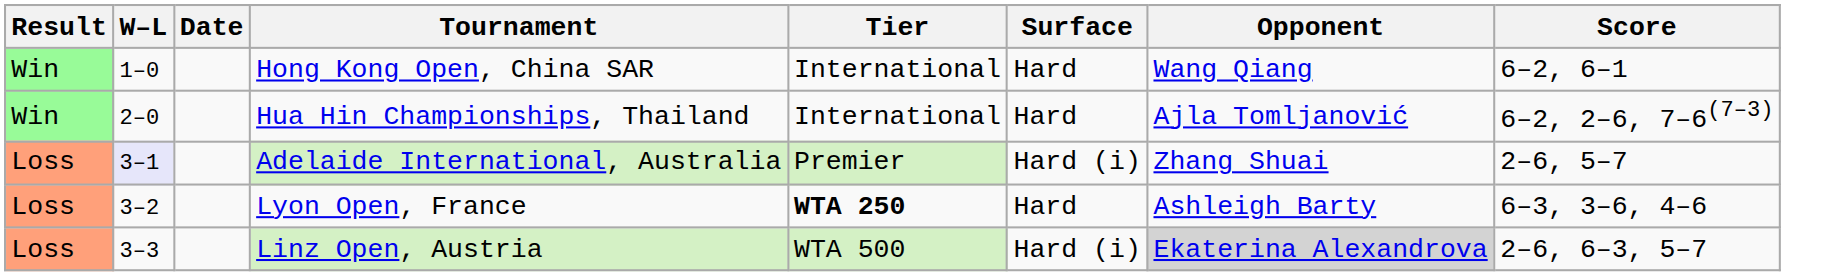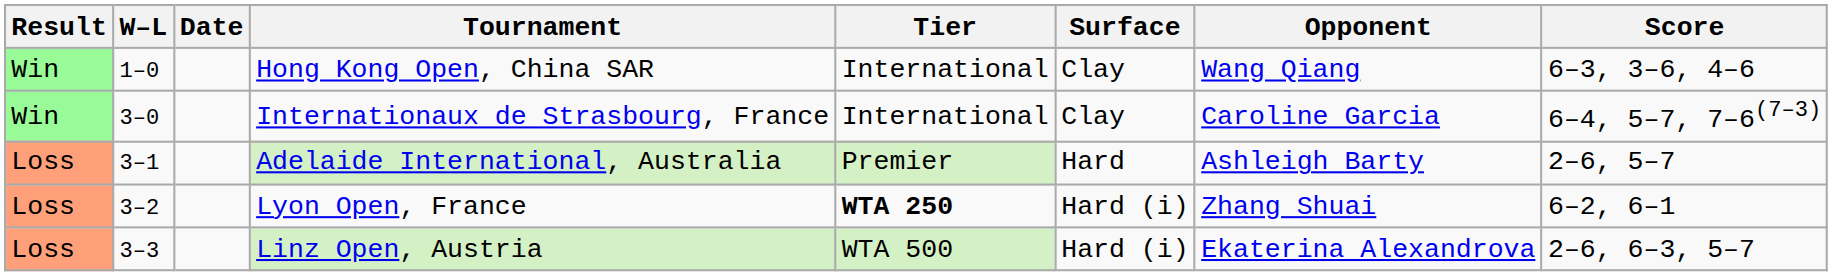(1045, 70) Hard -> (1093, 70) Clay
(1564, 70) 6–2, 6–1 -> (1651, 70) 6–3, 3–6, 4–6
- row: (503, 116)
+ row: (543, 116)
(139, 164) lavender background -> (139, 164) no background
(1077, 163) Hard (i) -> (1093, 163) Hard
(1241, 163) Zhang Shuai -> (1313, 163) Ashleigh Barty
(1045, 206) Hard -> (1125, 206) Hard (i)
(1265, 206) Ashleigh Barty -> (1289, 206) Zhang Shuai
(1604, 206) 6–3, 3–6, 4–6 -> (1612, 206) 6–2, 6–1
(1321, 250) lightgrey background -> (1368, 250) no background
